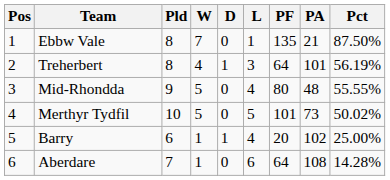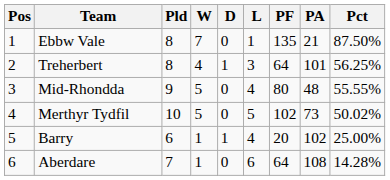(357, 65) 56.19% -> (357, 65) 56.25%
(285, 114) 101 -> (285, 114) 102
